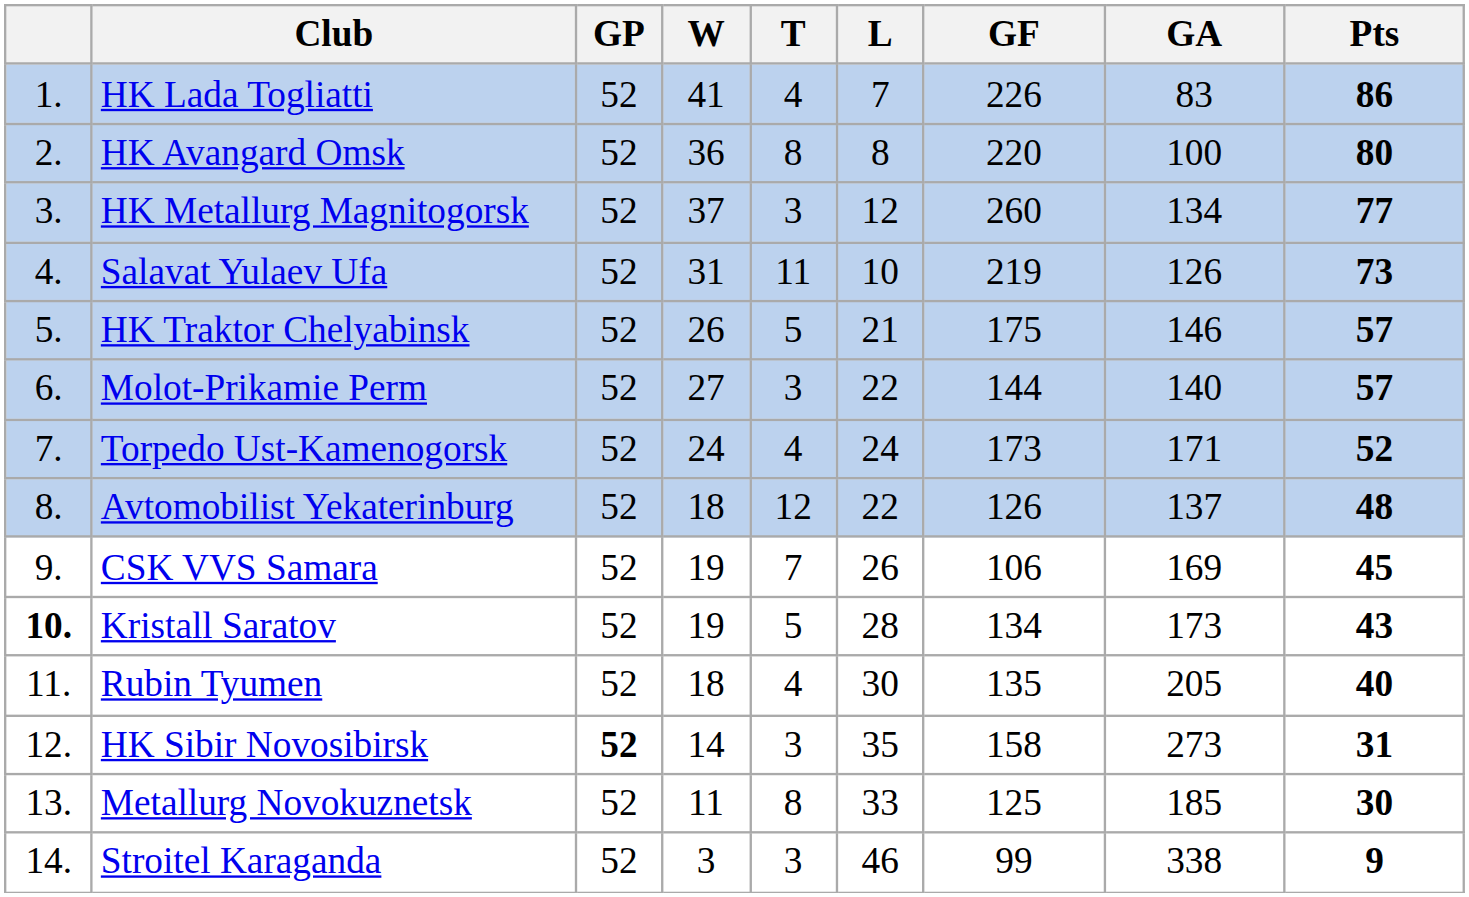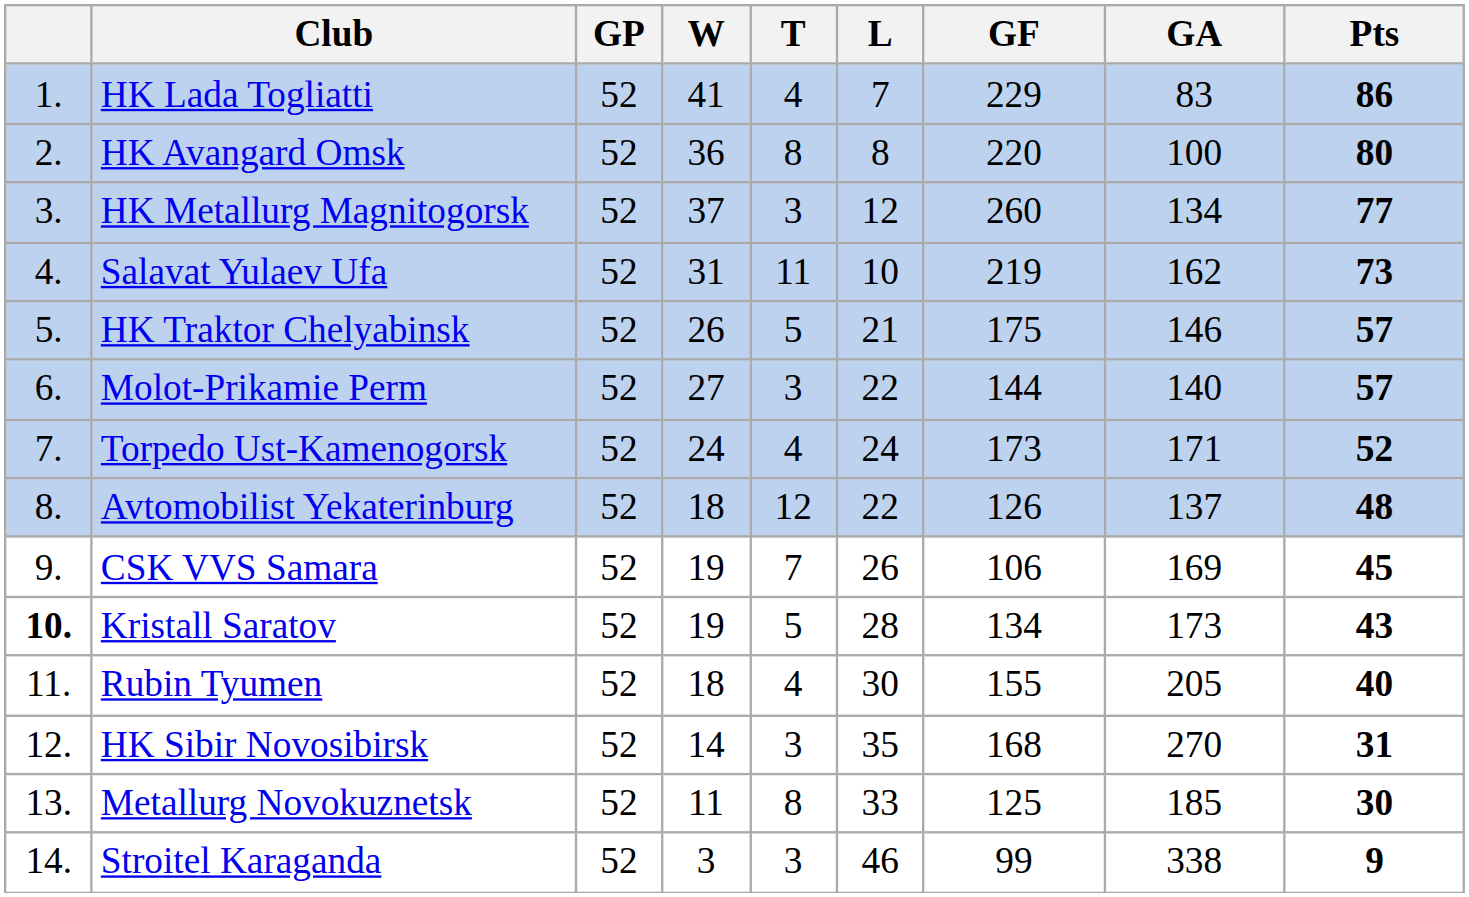(1014, 93) 226 -> (1014, 93) 229
(1194, 270) 126 -> (1194, 270) 162
(1014, 684) 135 -> (1014, 684) 155
(619, 743) bold -> (619, 743) normal
(1014, 743) 158 -> (1014, 743) 168
(1194, 743) 273 -> (1194, 743) 270
